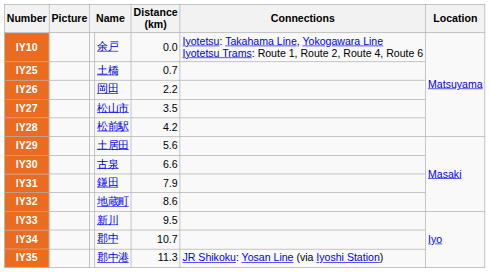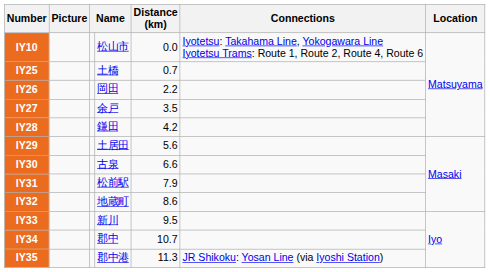(108, 47) 余戸 -> (113, 47) 松山市
(113, 108) 松山市 -> (108, 108) 余戸
(113, 126) 松前駅 -> (108, 126) 鎌田
(108, 183) 鎌田 -> (113, 183) 松前駅
